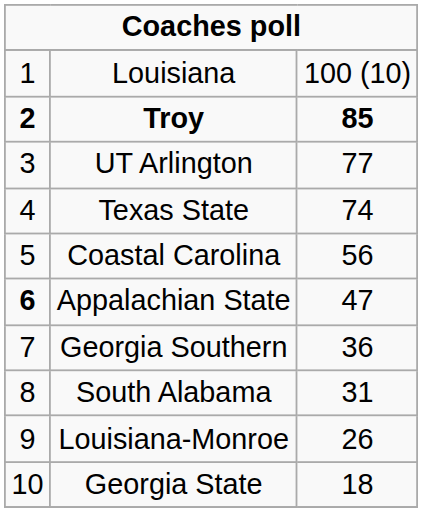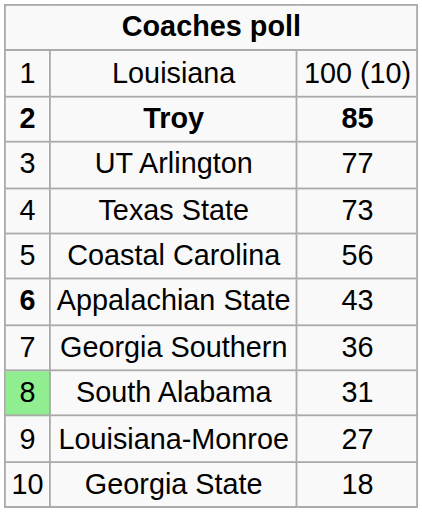(358, 210) 74 -> (358, 210) 73
(358, 301) 47 -> (358, 301) 43
(28, 392) no background -> (28, 392) lightgreen background
(358, 438) 26 -> (358, 438) 27
